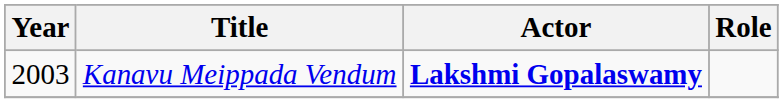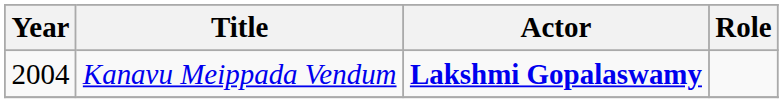(41, 73) 2003 -> (41, 73) 2004
